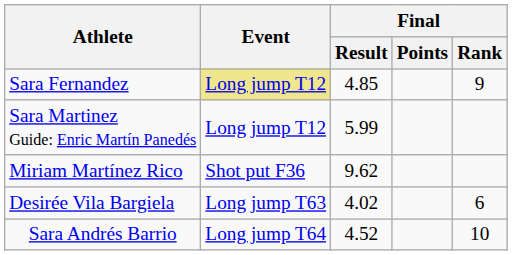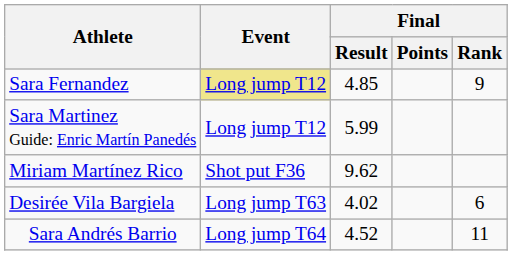(480, 234) 10 -> (480, 234) 11
